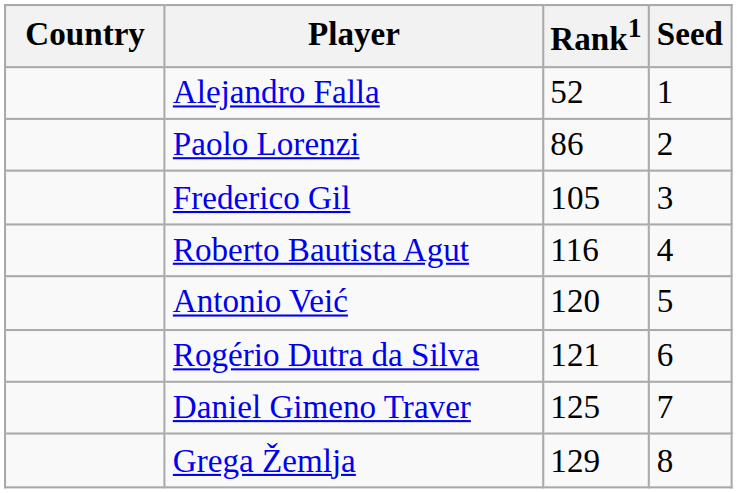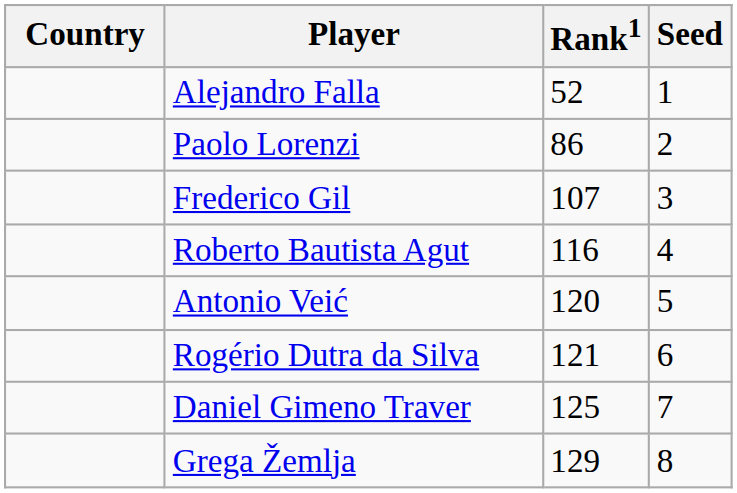(575, 197) 105 -> (575, 197) 107
